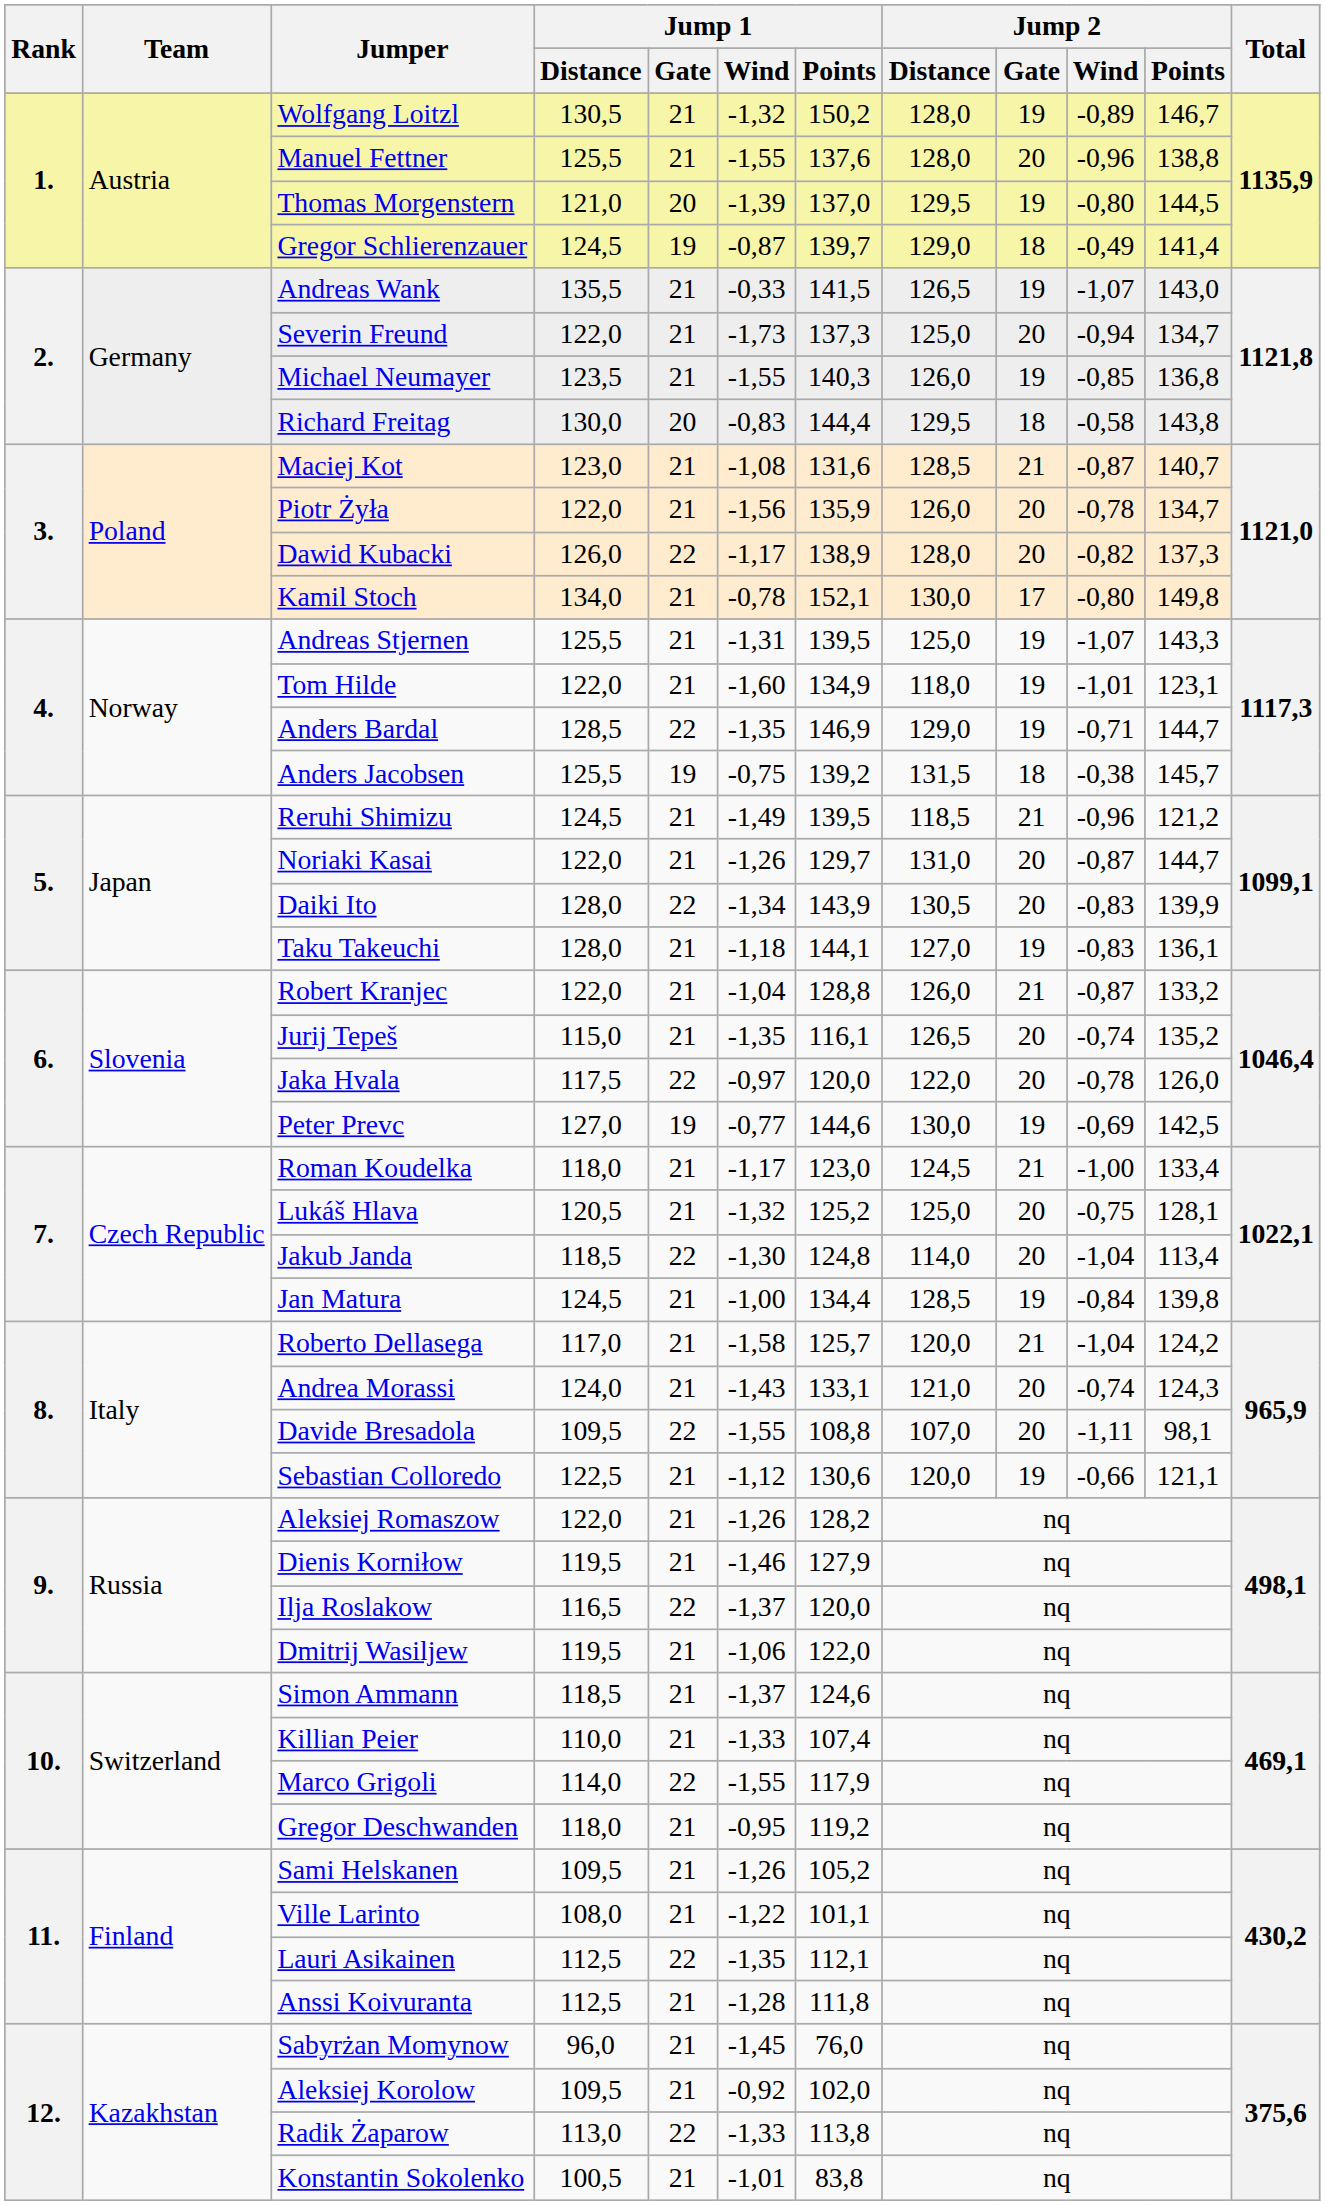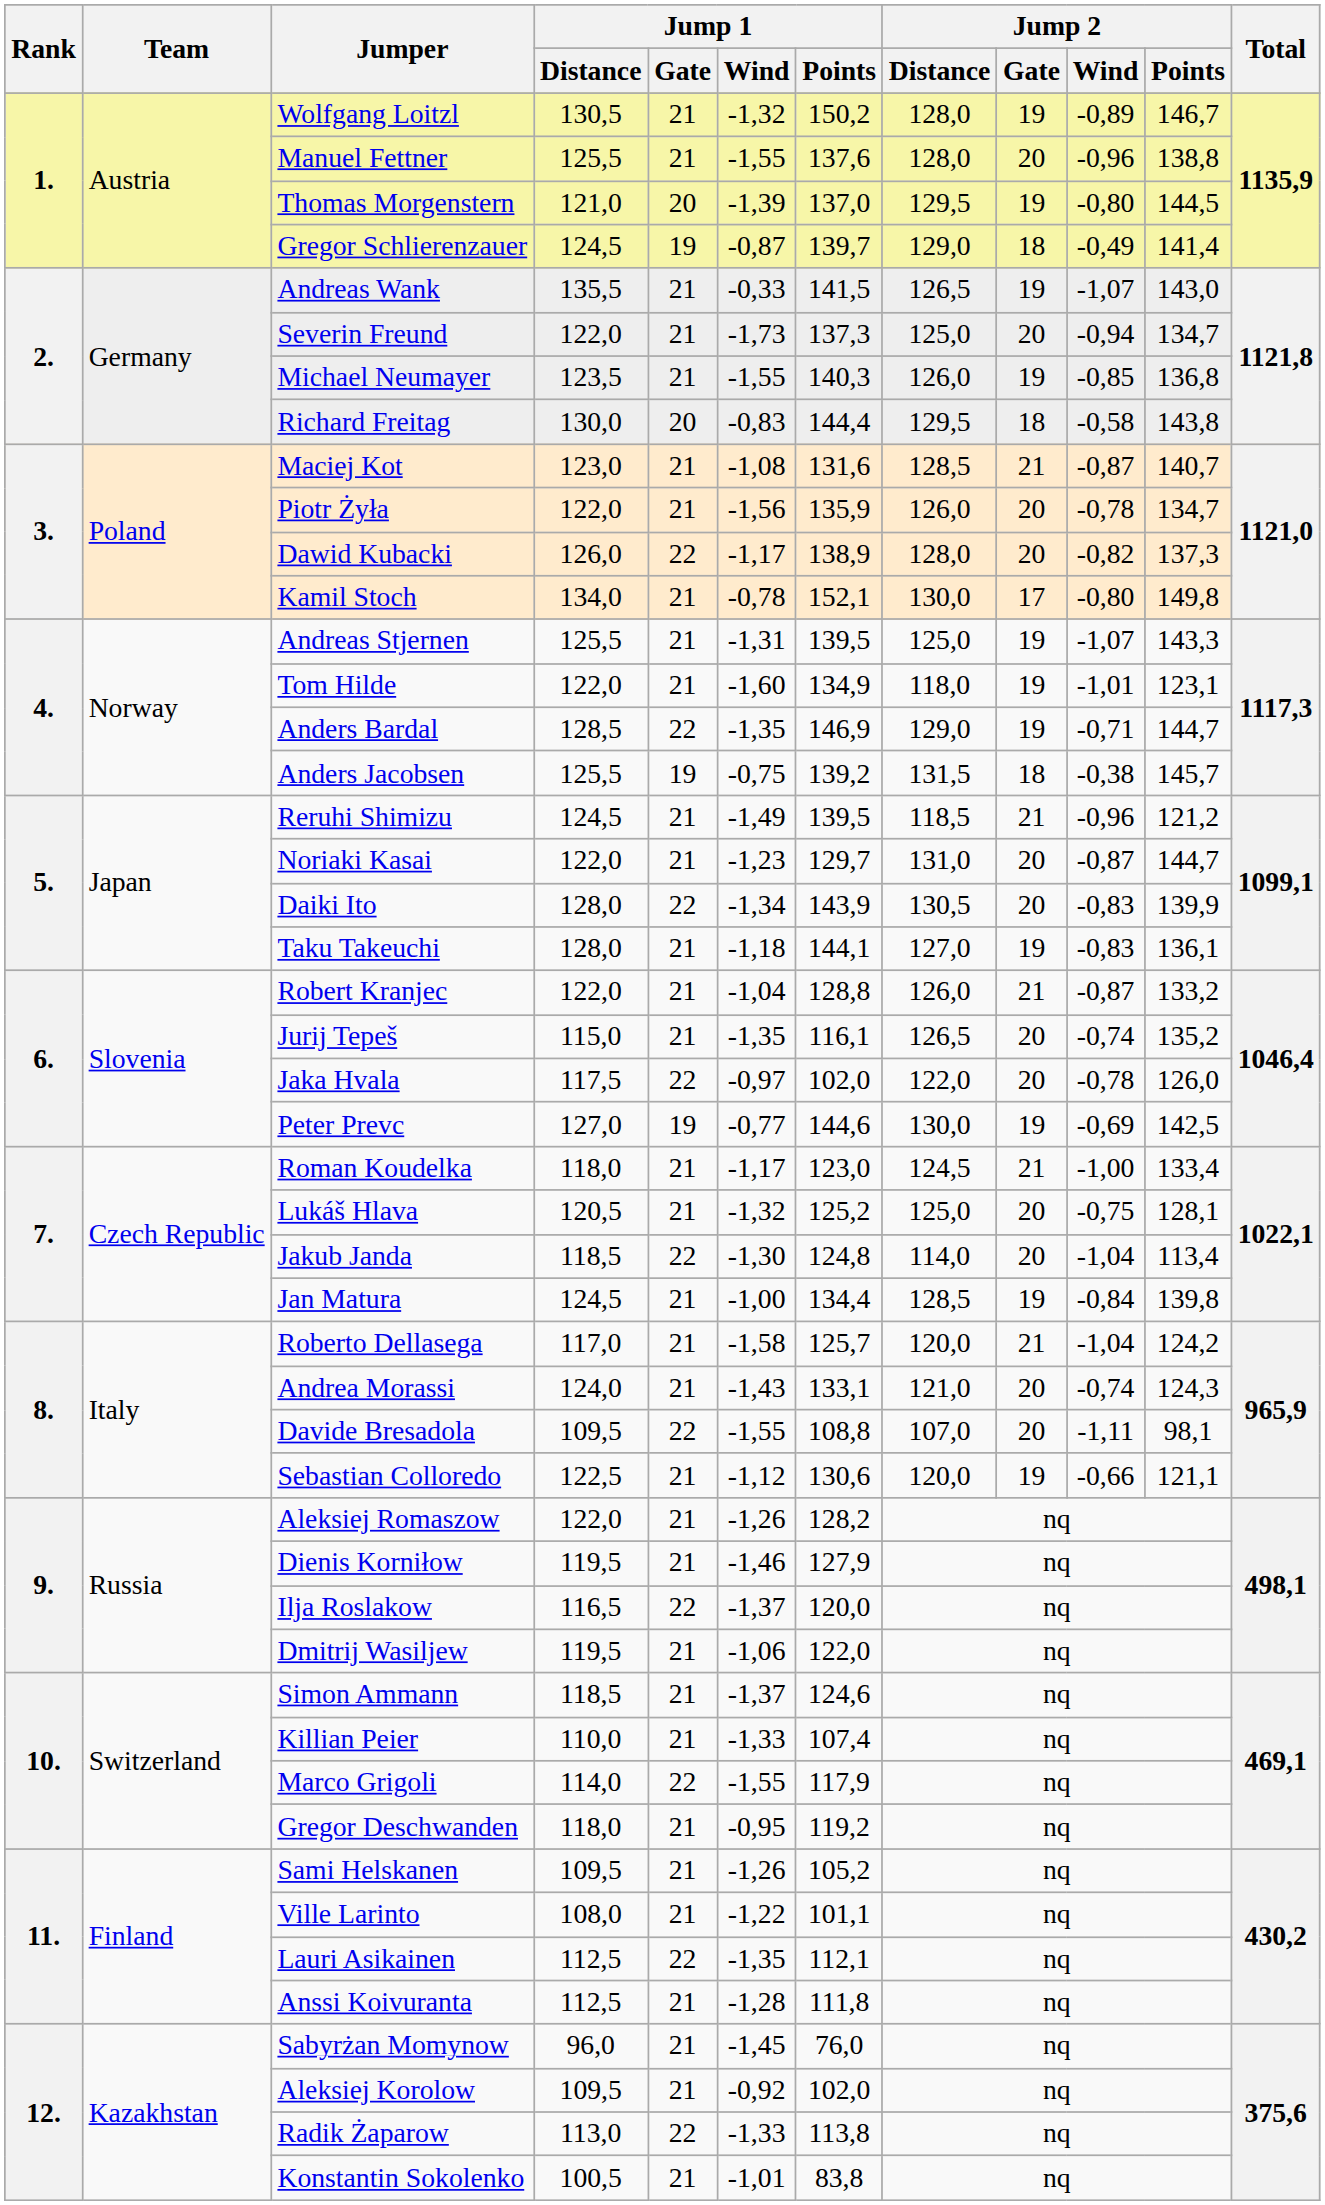(757, 860) -1,26 -> (757, 860) -1,23
(839, 1080) 120,0 -> (839, 1080) 102,0
